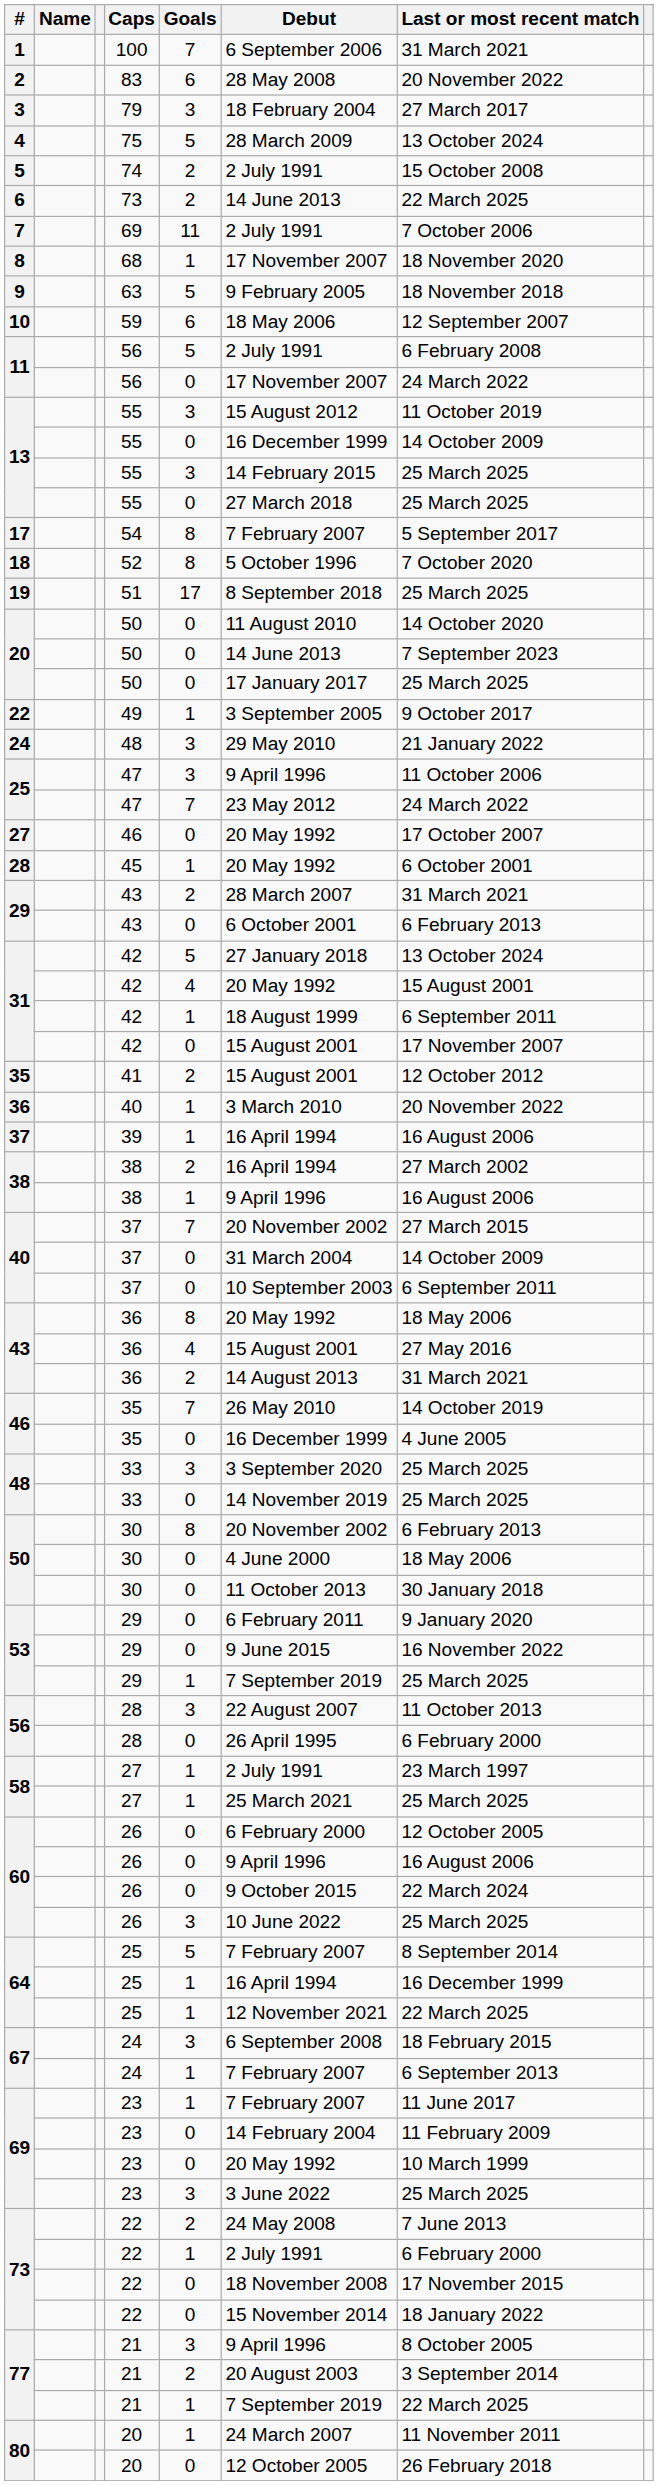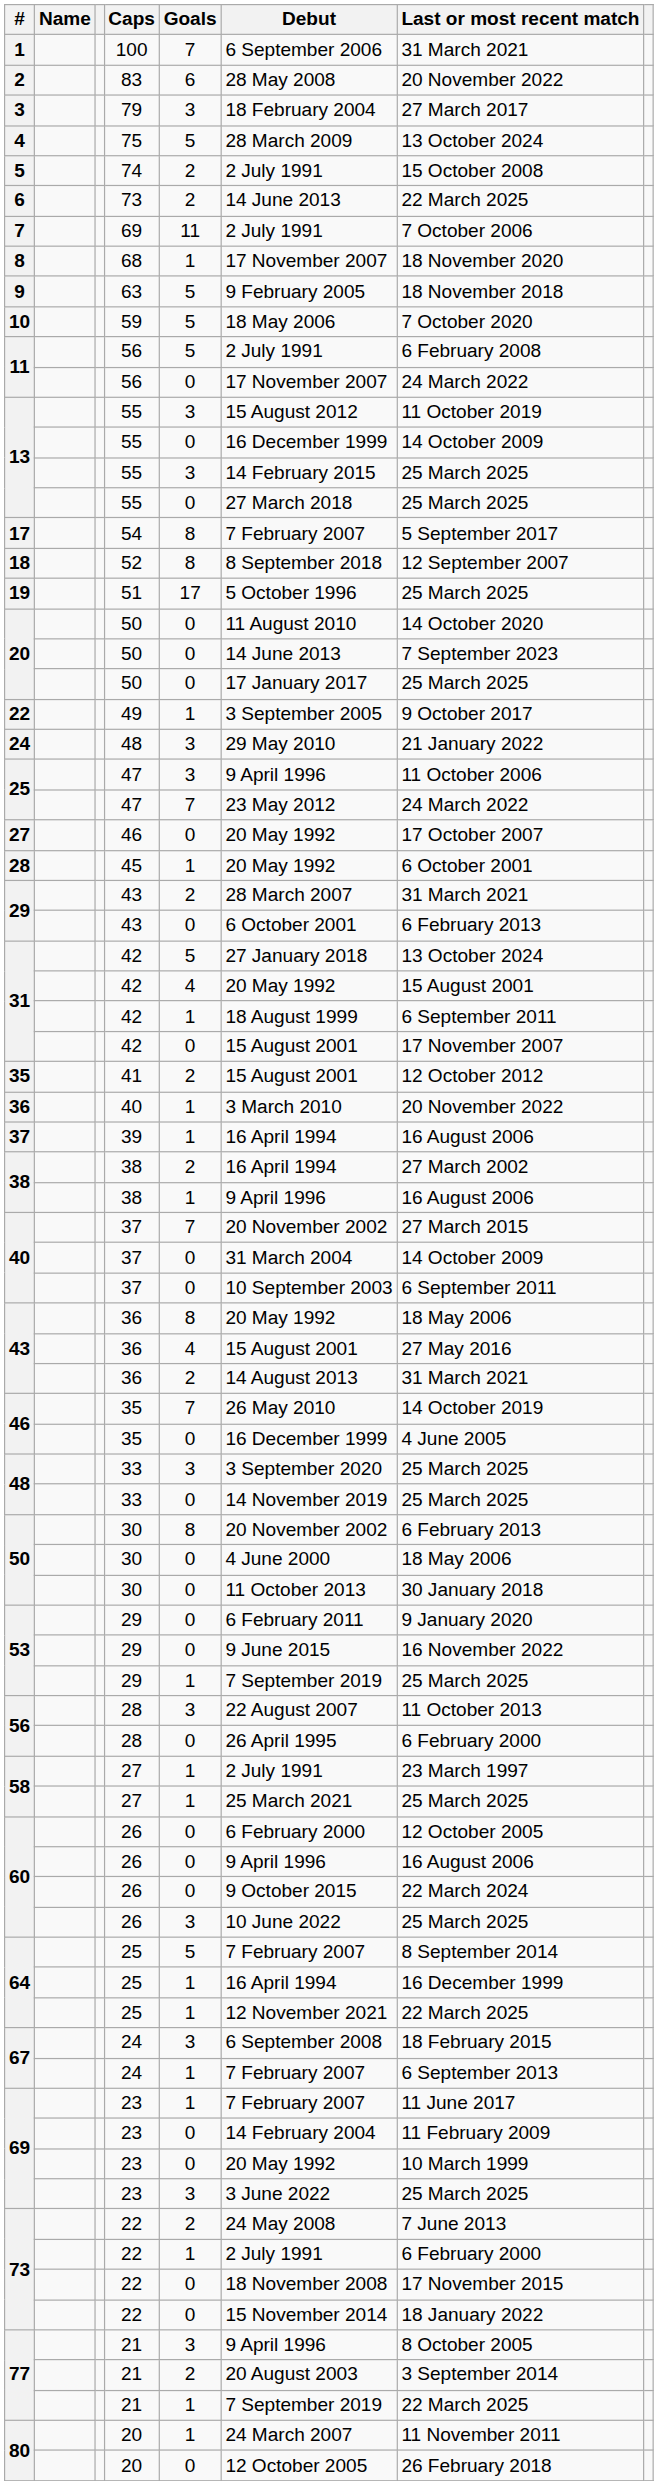(190, 321) 6 -> (190, 321) 5
(485, 321) 12 September 2007 -> (467, 321) 7 October 2020
(291, 563) 5 October 1996 -> (304, 563) 8 September 2018
(467, 563) 7 October 2020 -> (485, 563) 12 September 2007
(304, 593) 8 September 2018 -> (291, 593) 5 October 1996
